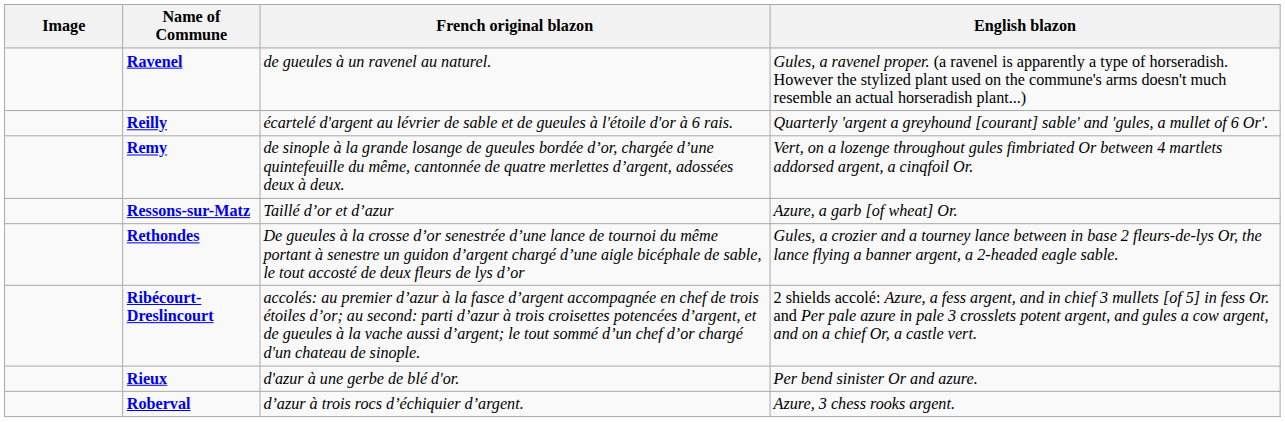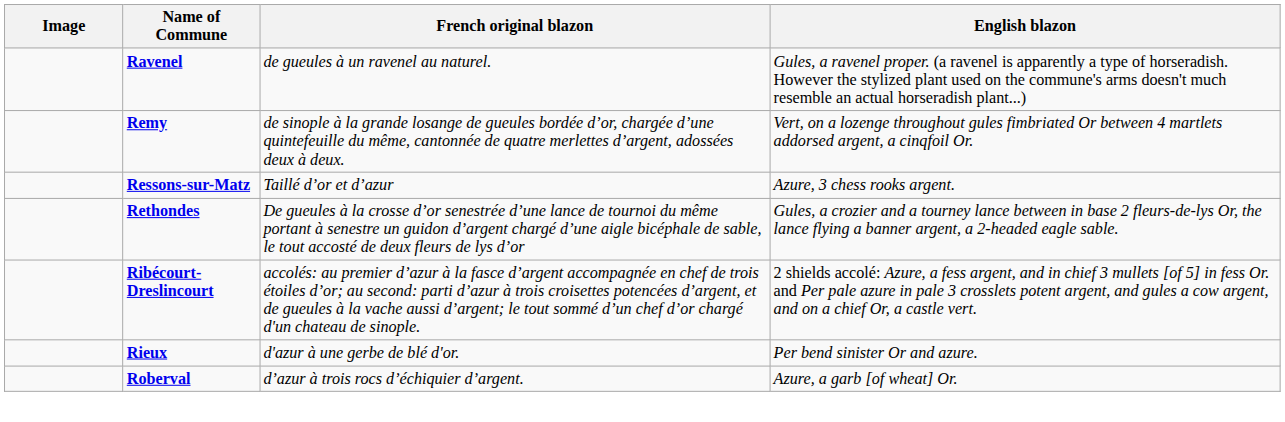- row: (147, 123)
(866, 210) Azure, a garb [of wheat] Or. -> (864, 185) Azure, 3 chess rooks argent.
(864, 404) Azure, 3 chess rooks argent. -> (866, 378) Azure, a garb [of wheat] Or.
